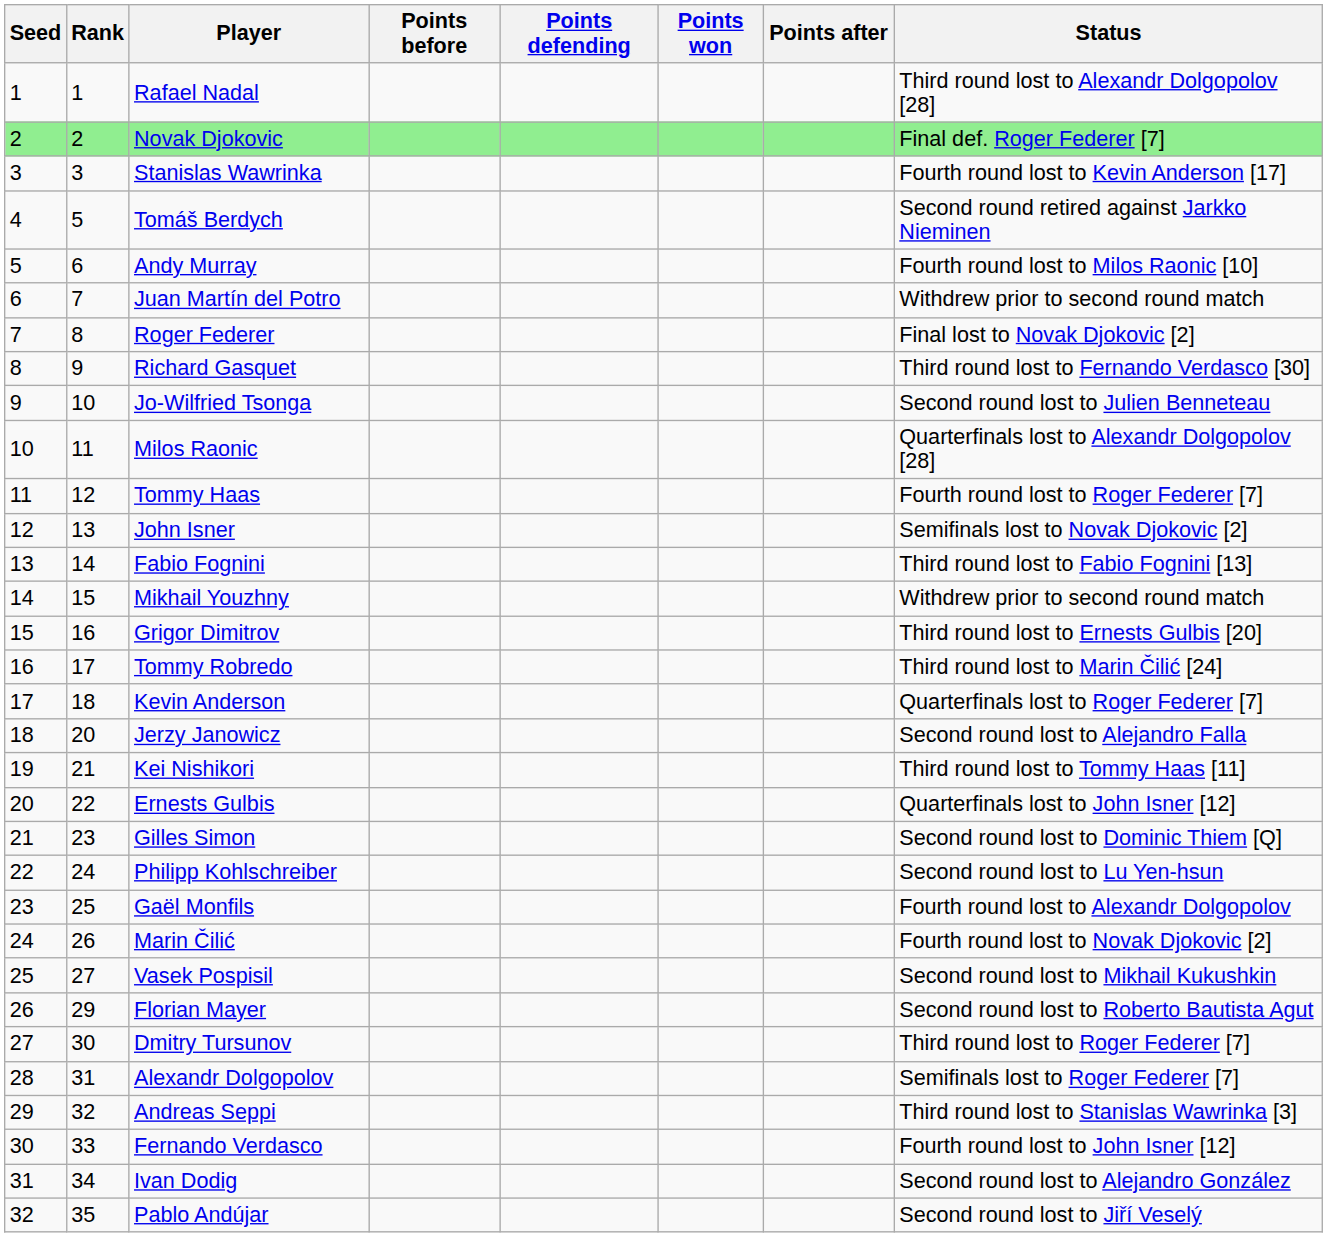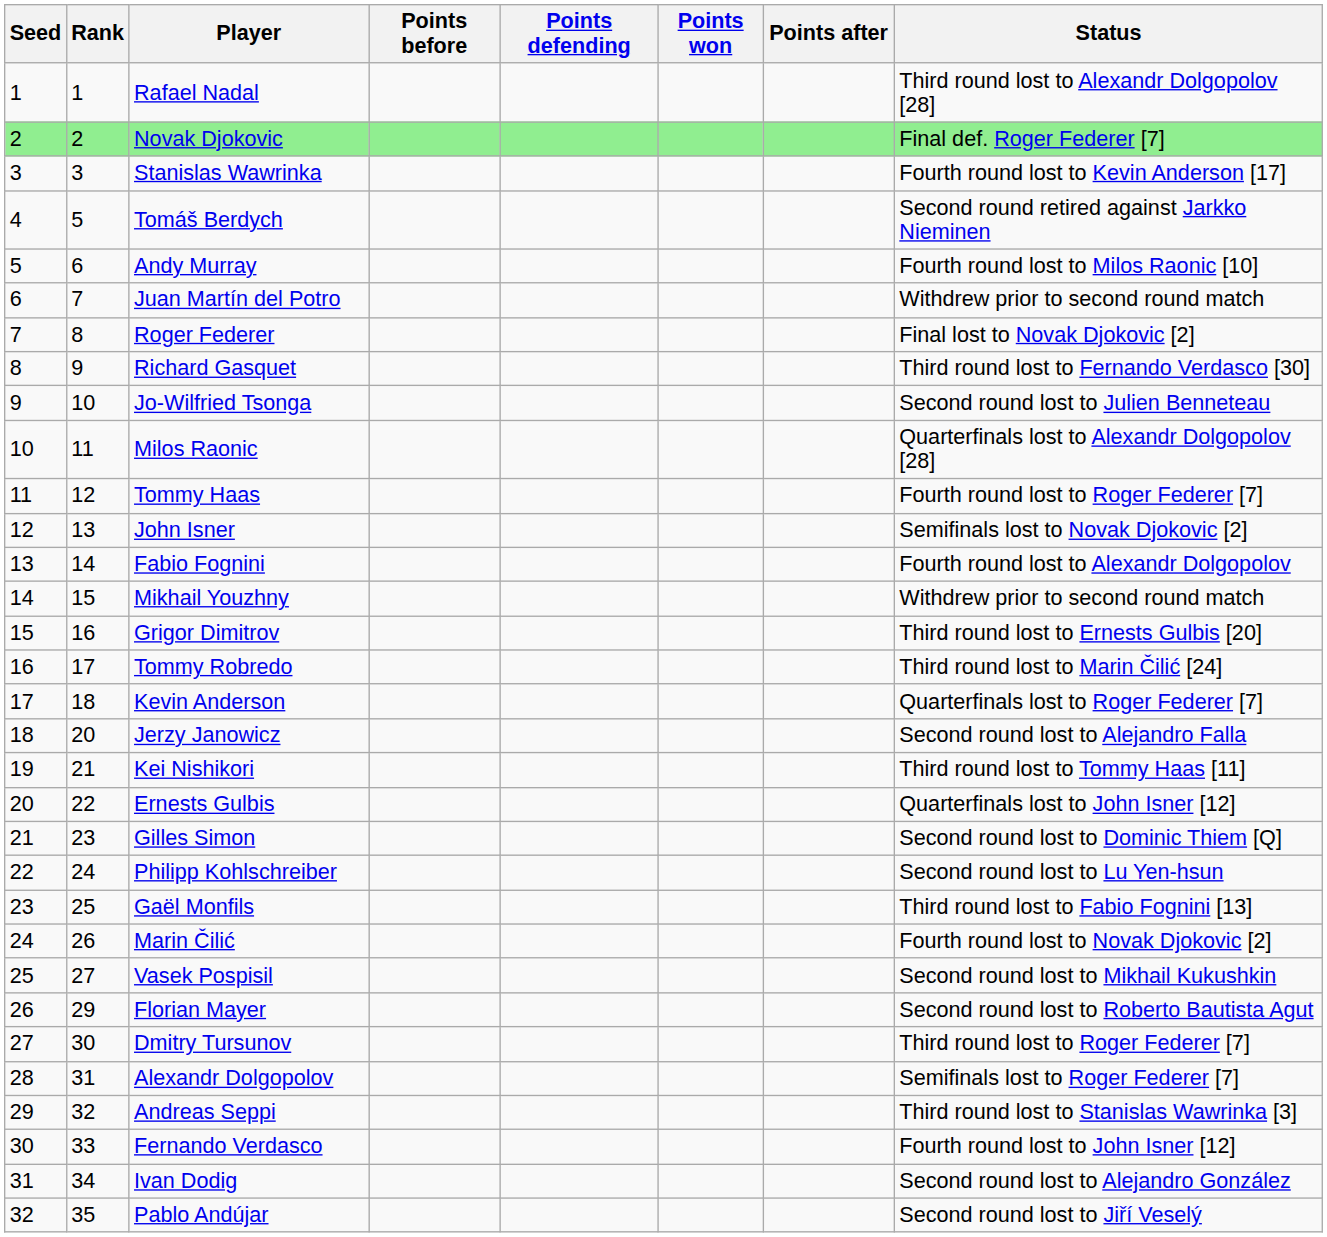(1076, 564) Third round lost to Fabio Fognini [13] -> (1095, 564) Fourth round lost to Alexandr Dolgopolov
(1095, 906) Fourth round lost to Alexandr Dolgopolov -> (1076, 906) Third round lost to Fabio Fognini [13]
